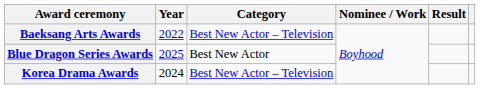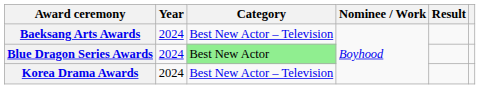(171, 34) 2022 -> (171, 34) 2024
(171, 53) 2025 -> (171, 53) 2024
(229, 53) no background -> (229, 53) lightgreen background
